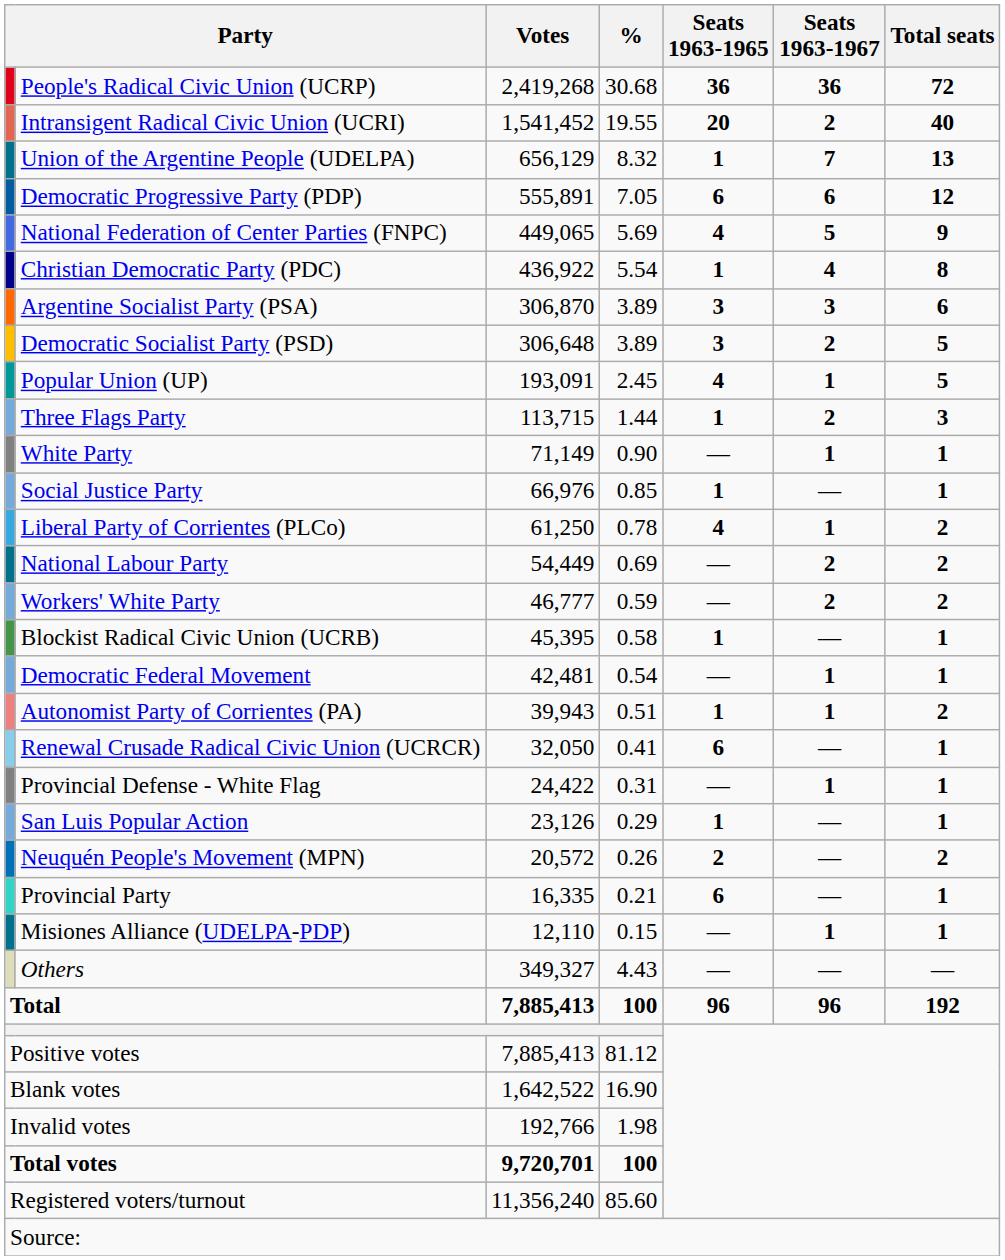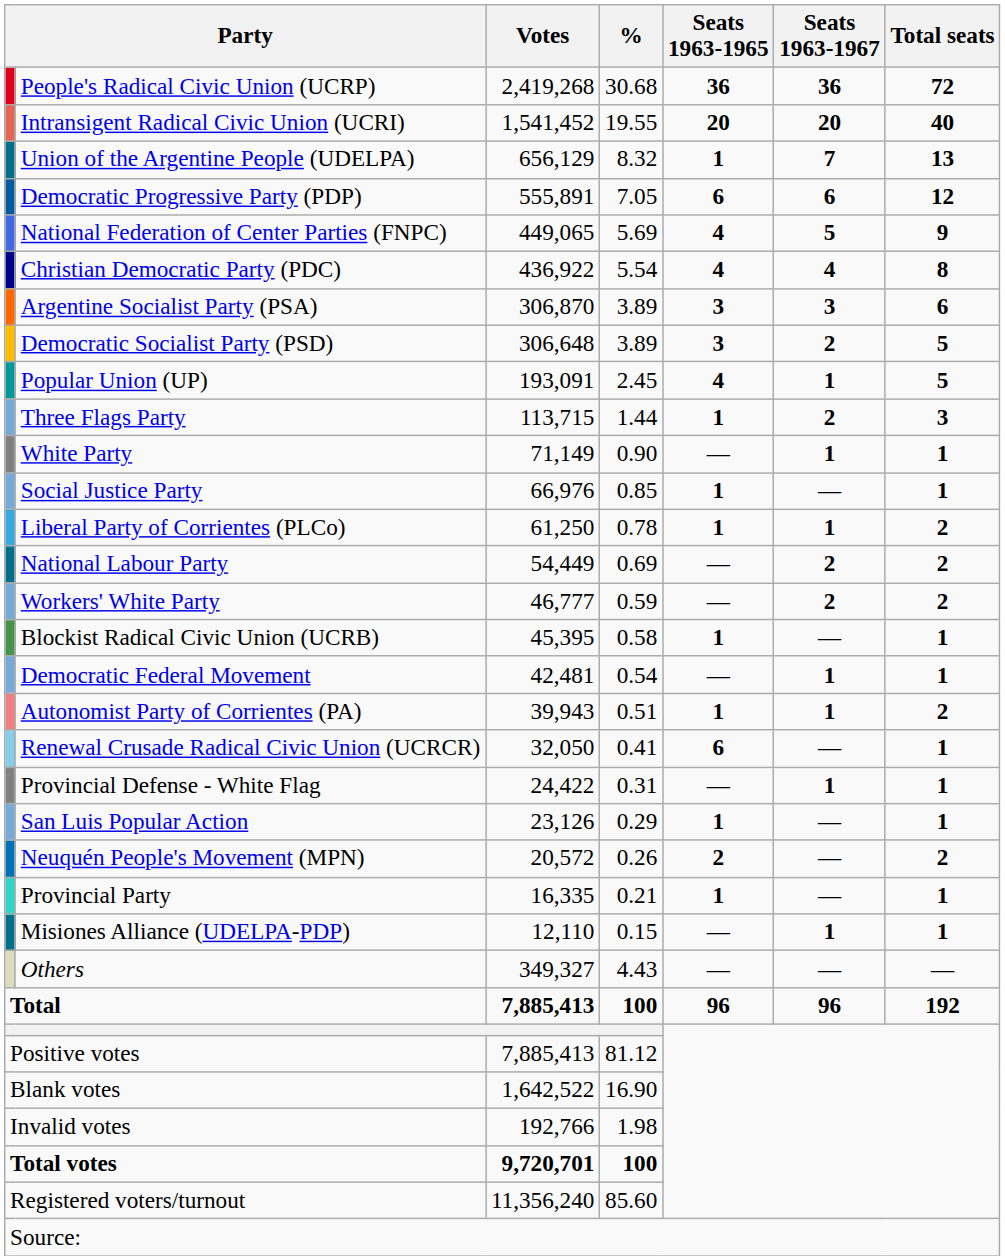(829, 122) 2 -> (829, 122) 20
(718, 269) 1 -> (718, 269) 4
(718, 527) 4 -> (718, 527) 1
(718, 895) 6 -> (718, 895) 1
